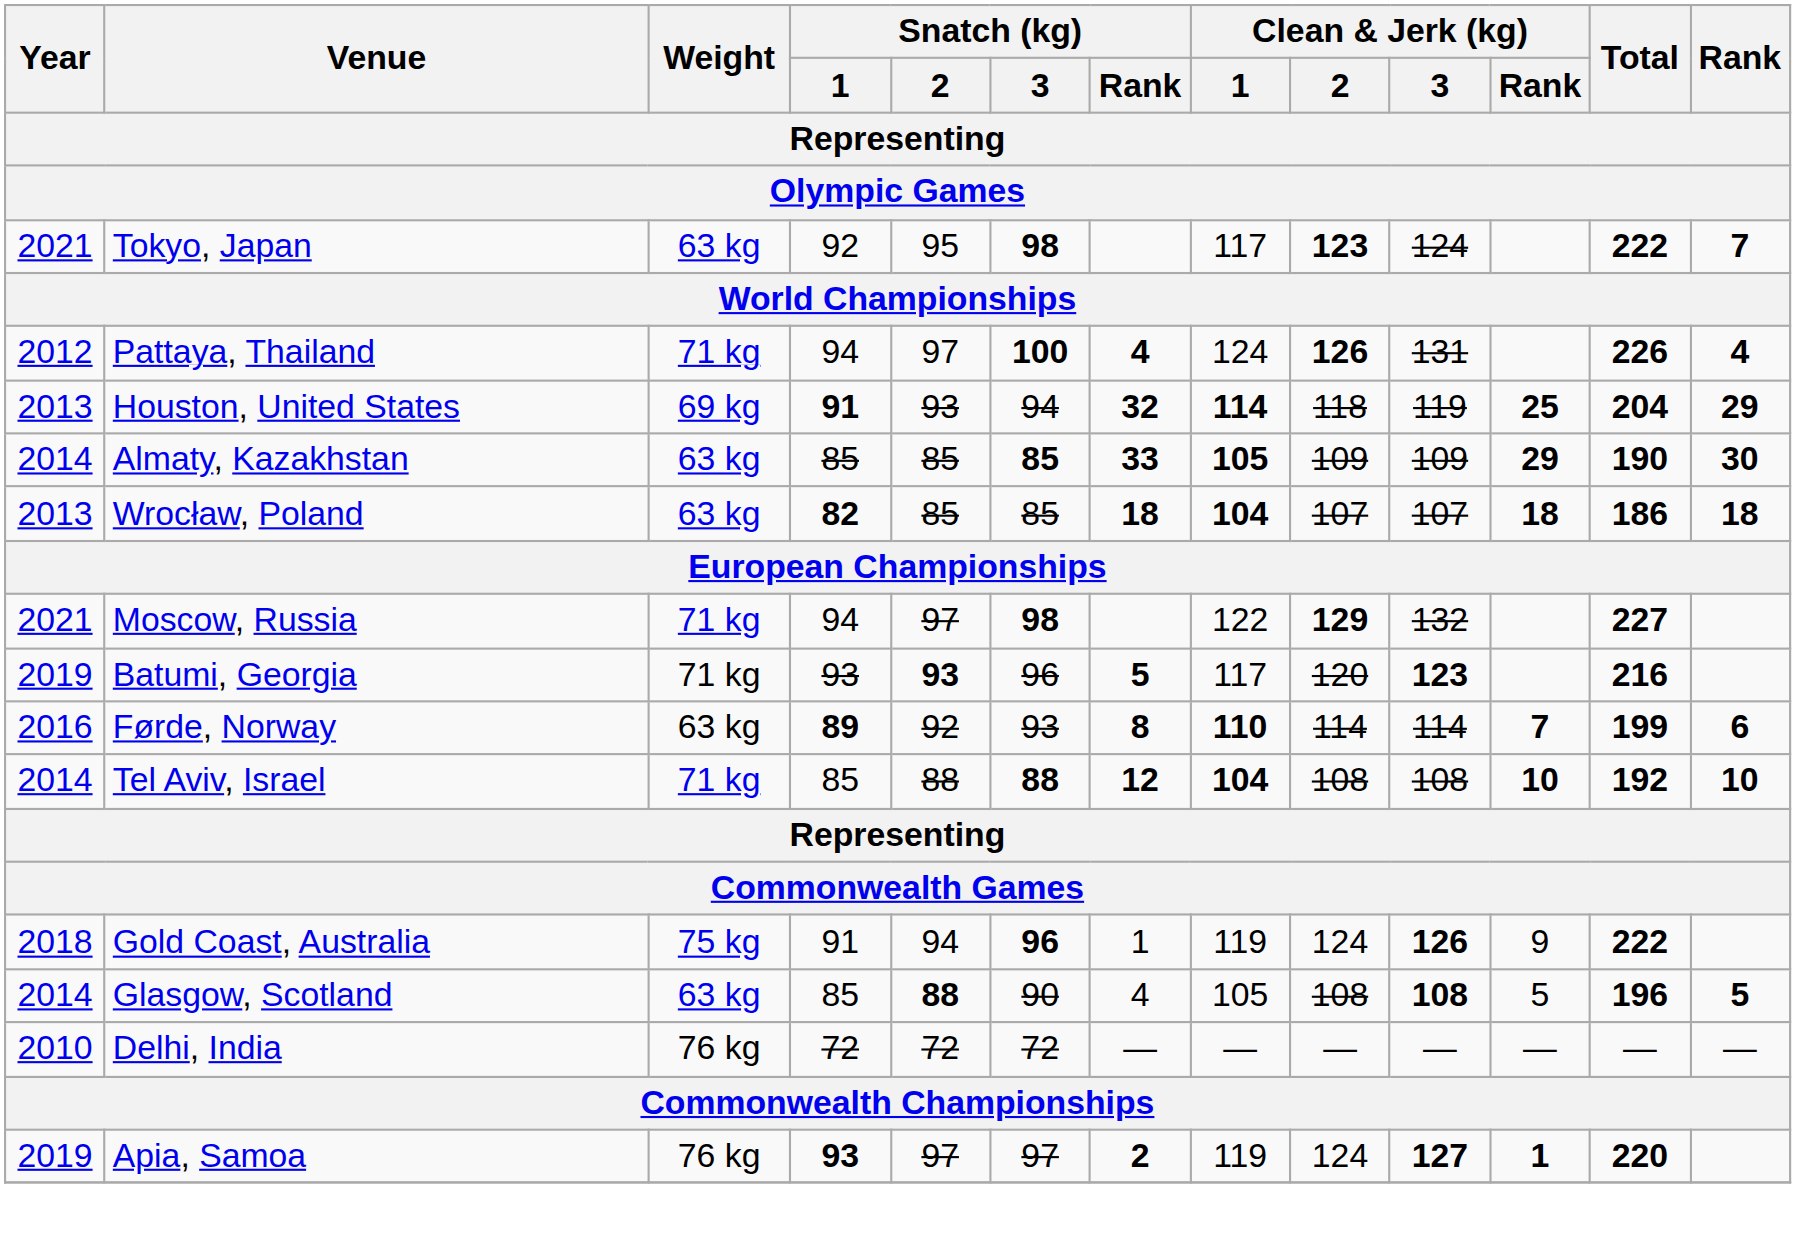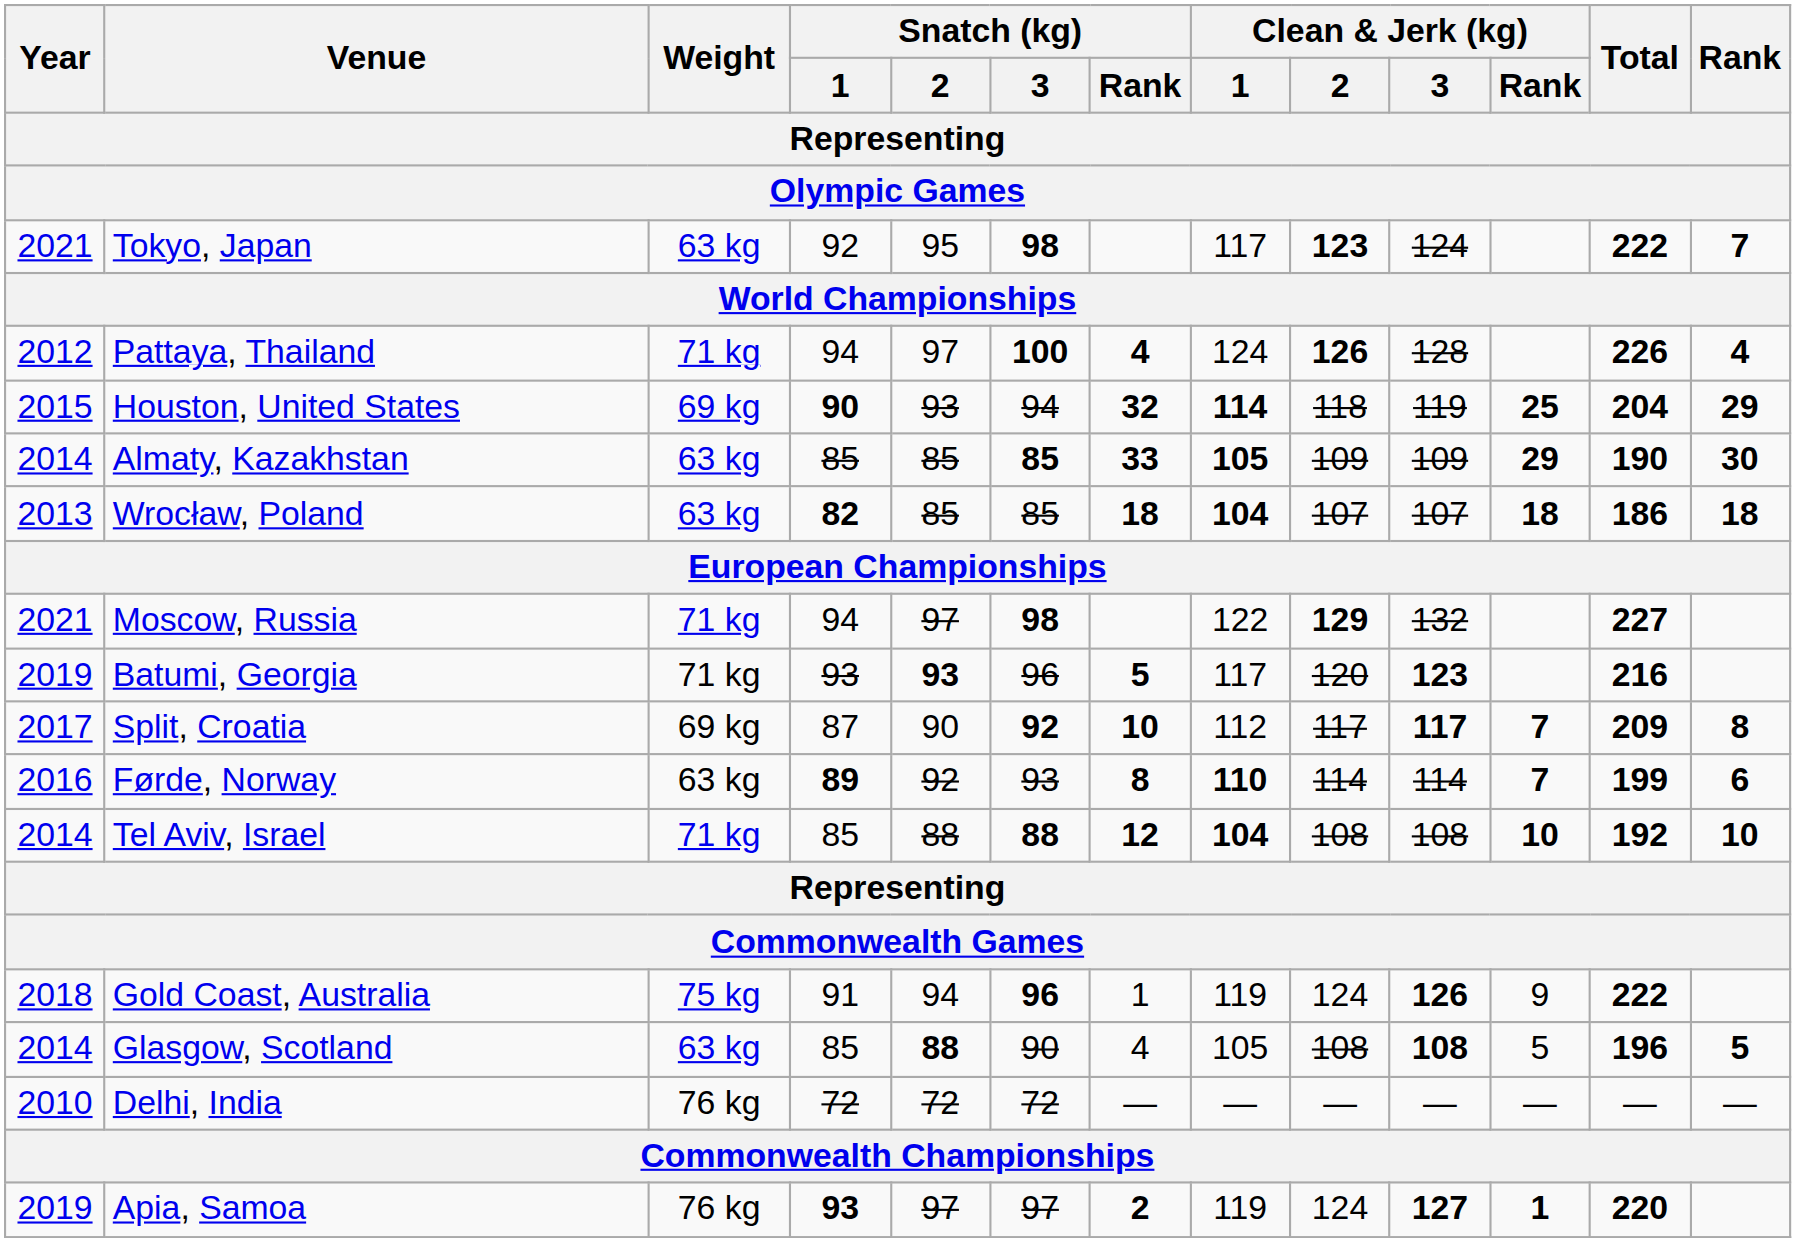(1440, 352) 131 -> (1440, 352) 128
(55, 406) 2013 -> (55, 406) 2015
(840, 406) 91 -> (840, 406) 90
+ row: (209, 727)
